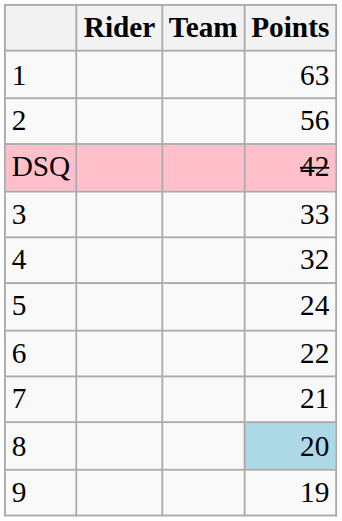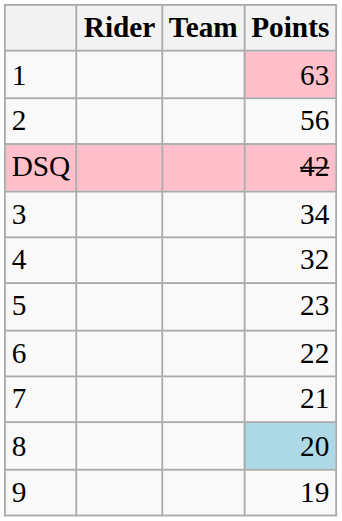(315, 74) no background -> (315, 74) pink background
(315, 213) 33 -> (315, 213) 34
(315, 306) 24 -> (315, 306) 23
